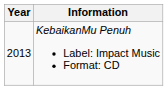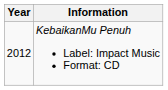(19, 53) 2013 -> (19, 53) 2012
